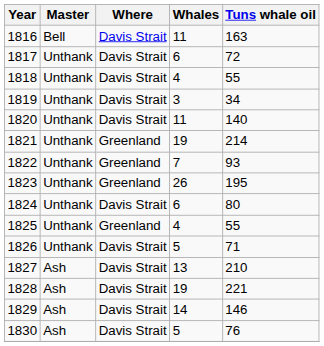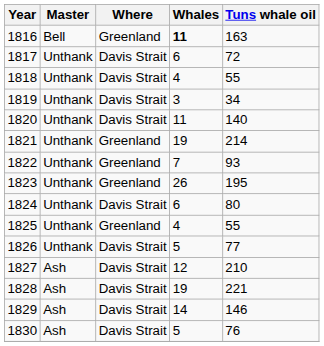(133, 36) Davis Strait -> (130, 36) Greenland
(180, 36) normal -> (180, 36) bold
(233, 246) 71 -> (233, 246) 77
(180, 267) 13 -> (180, 267) 12
